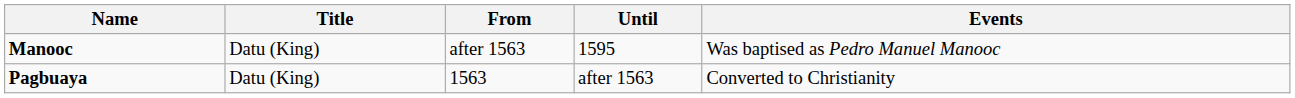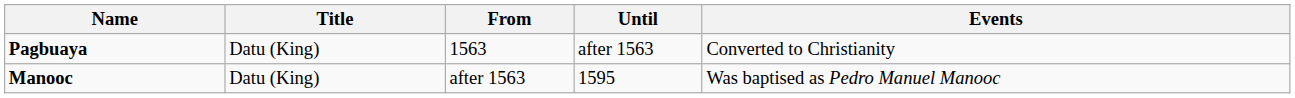rows swapped: (48, 78) <-> (41, 48)
